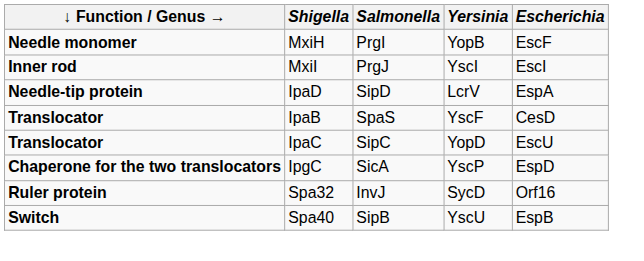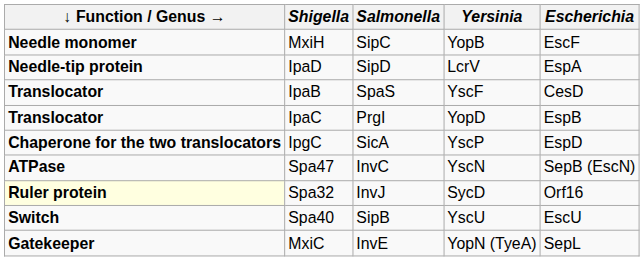(371, 42) PrgI -> (374, 42) SipC
- row: (303, 67)
(374, 142) SipC -> (371, 117) PrgI
(535, 142) EscU -> (563, 117) EspB
+ row: (311, 167)
(57, 192) no background -> (57, 192) lightyellow background
(535, 218) EspB -> (563, 218) EscU
+ row: (306, 243)
